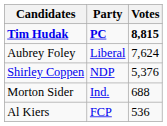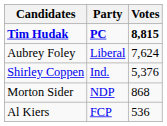(102, 72) NDP -> (100, 72) Ind.
(100, 92) Ind. -> (102, 92) NDP
(140, 92) 688 -> (140, 92) 868
